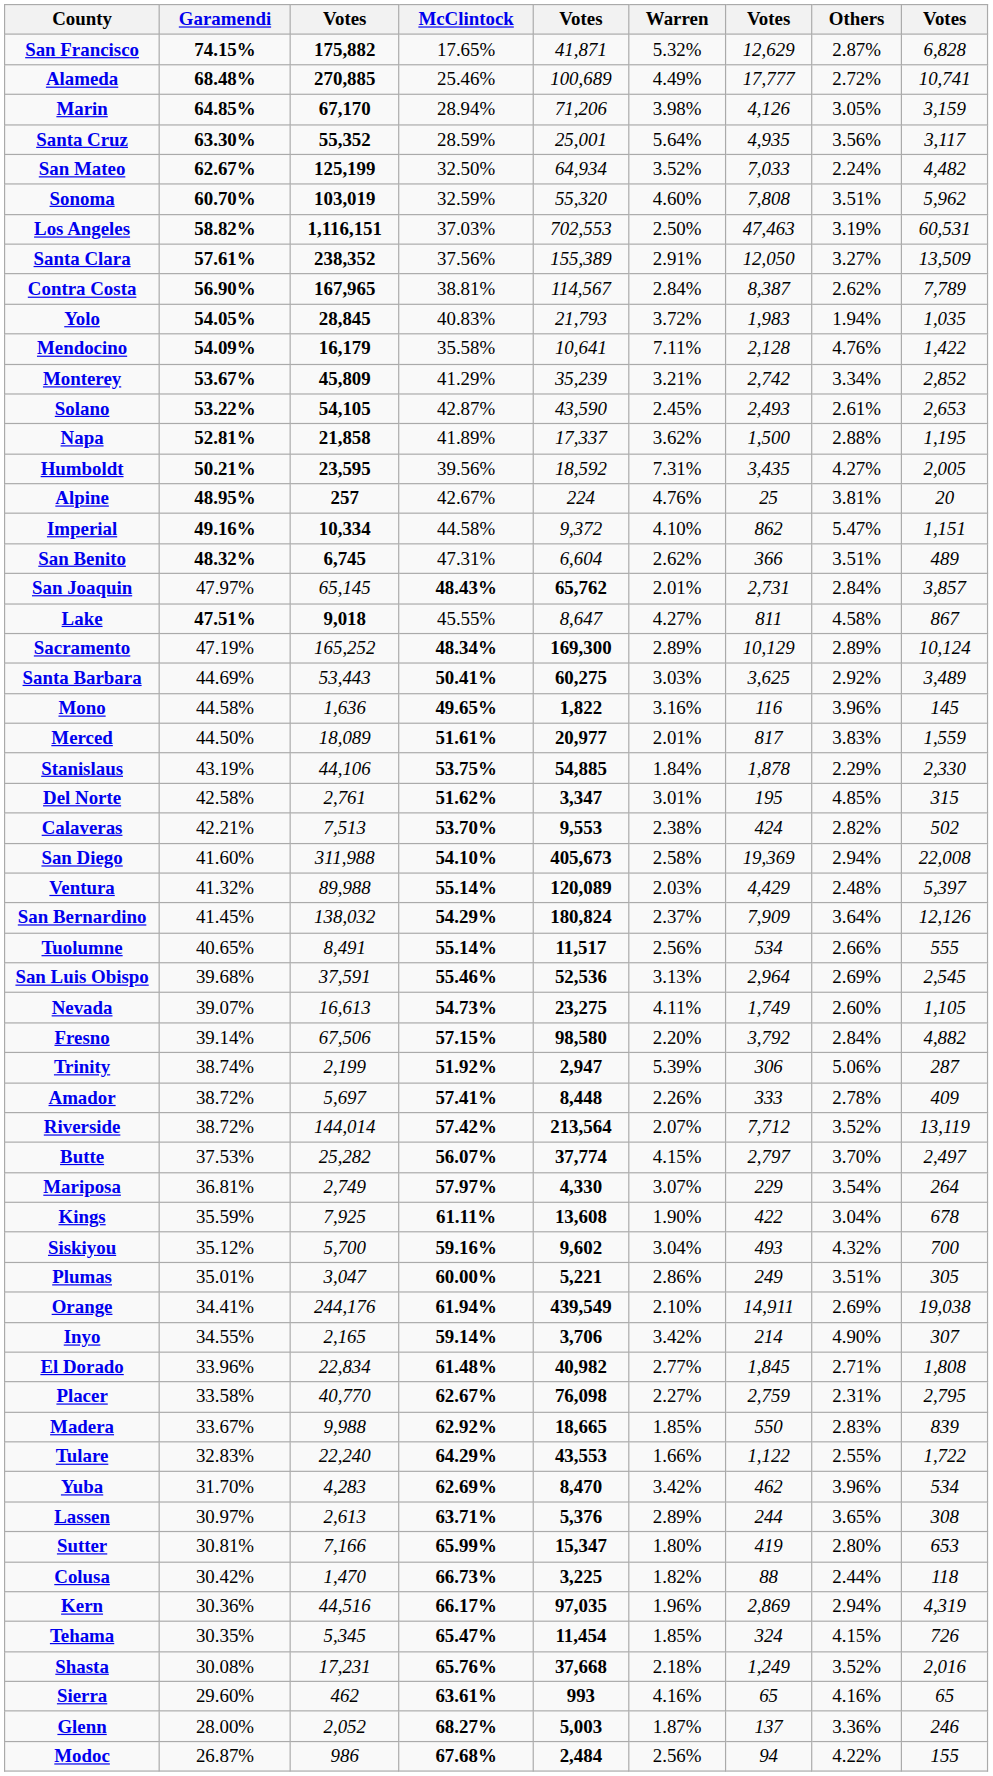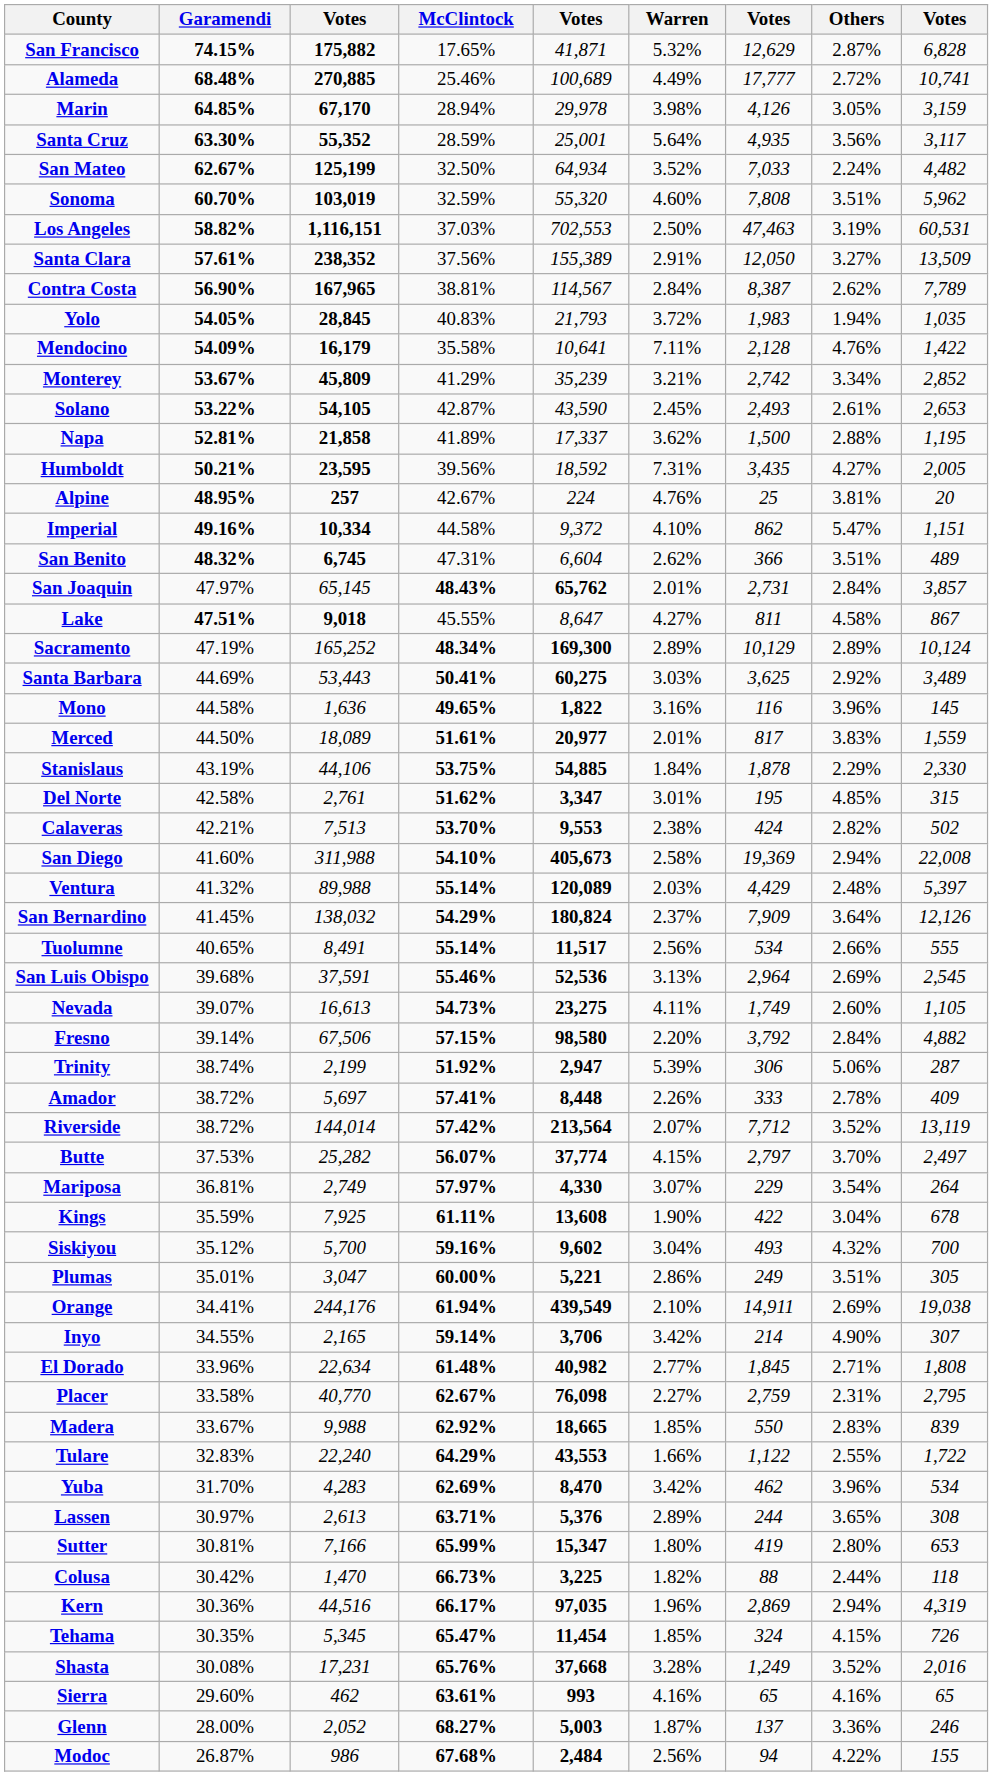(581, 109) 71,206 -> (581, 109) 29,978
(345, 1366) 22,834 -> (345, 1366) 22,634
(677, 1666) 2.18% -> (677, 1666) 3.28%
